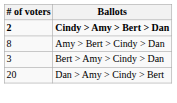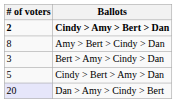+ row: (110, 75)
(12, 75) no background -> (12, 91) lavender background
